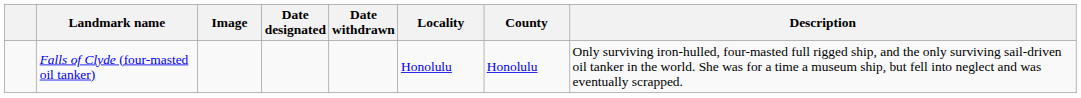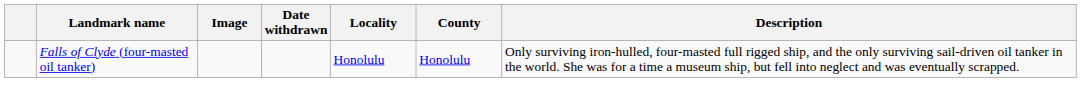- column: (295, 22)
